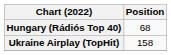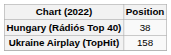(145, 27) 68 -> (145, 27) 38
